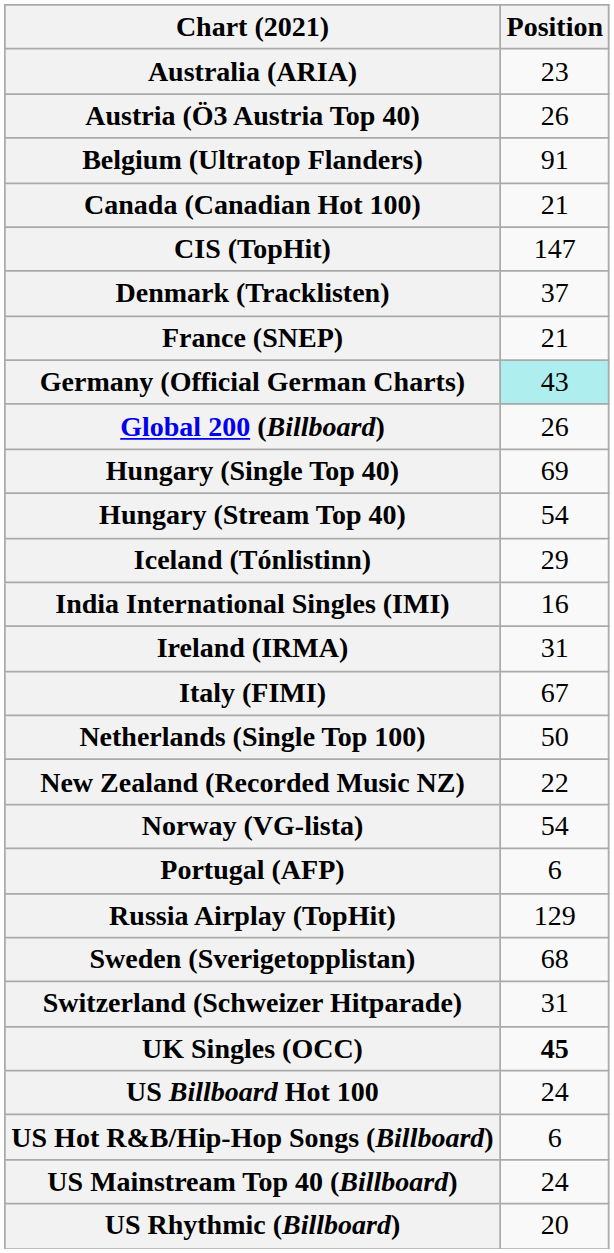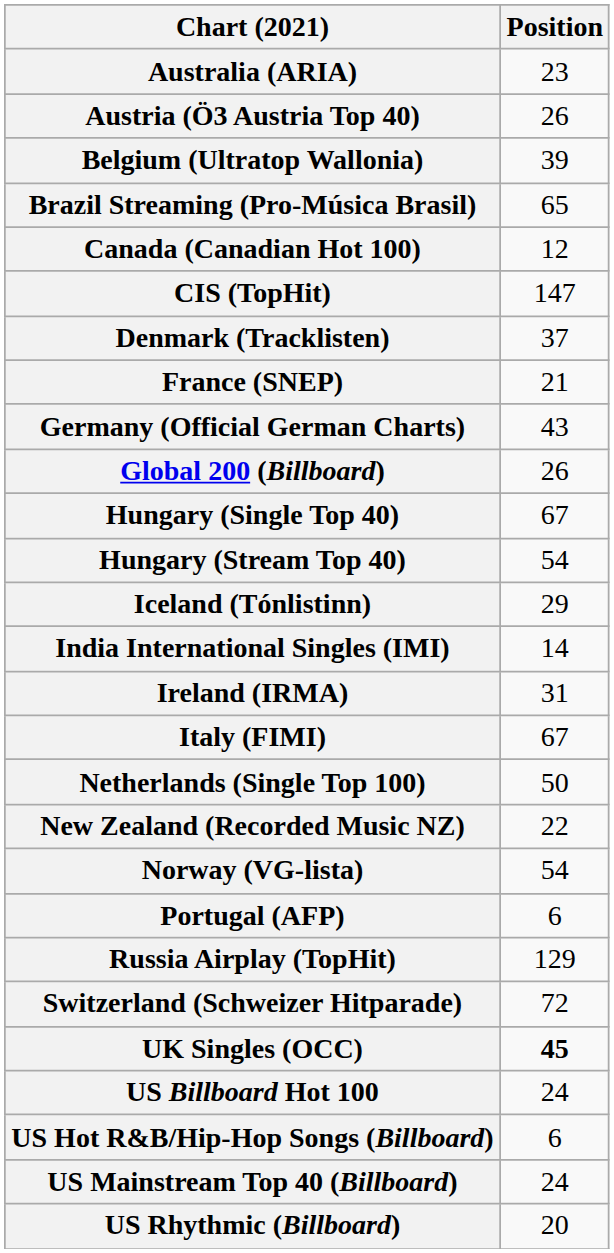- row: (252, 159)
+ row: (252, 159)
+ row: (252, 204)
(555, 204) 21 -> (555, 248) 12
(555, 381) paleturquoise background -> (555, 426) no background
(555, 470) 69 -> (555, 515) 67
(555, 603) 16 -> (555, 648) 14
- row: (252, 959)
(555, 1003) 31 -> (555, 1003) 72
